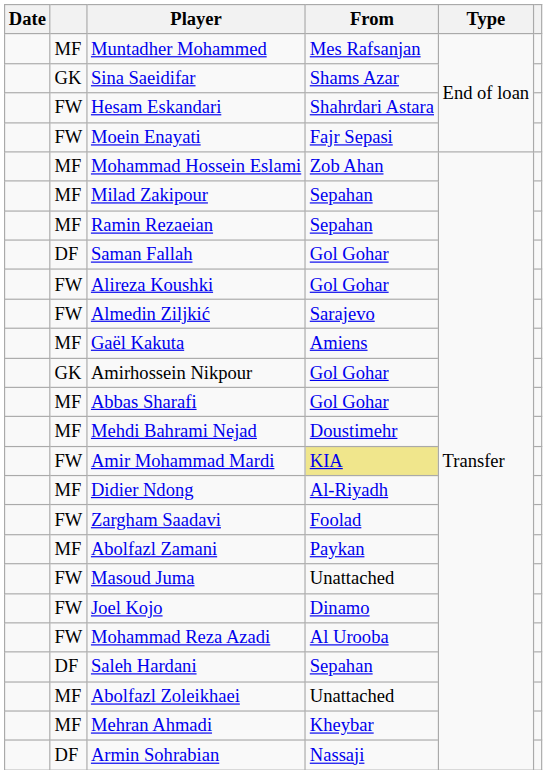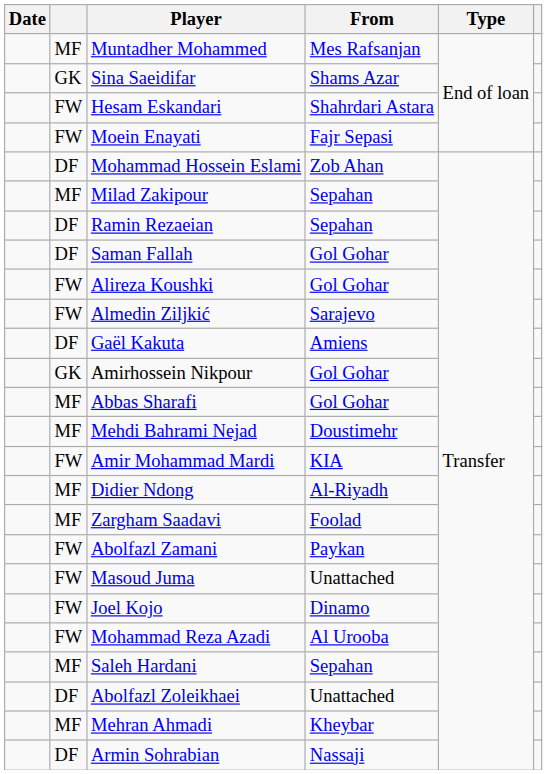(68, 166) MF -> (66, 166) DF
(68, 225) MF -> (66, 225) DF
(68, 343) MF -> (66, 343) DF
(326, 460) khaki background -> (326, 460) no background
(68, 519) FW -> (68, 519) MF
(68, 549) MF -> (68, 549) FW
(66, 666) DF -> (68, 666) MF
(68, 696) MF -> (66, 696) DF
